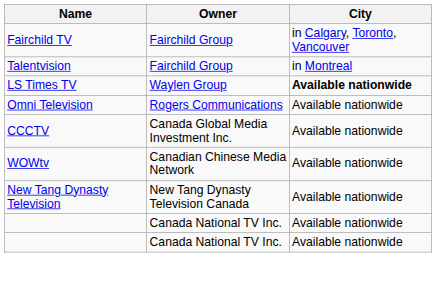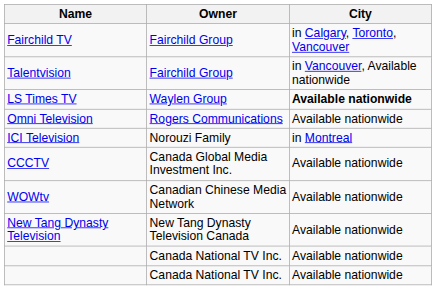(322, 66) in Montreal -> (354, 73) in Vancouver, Available nationwide
+ row: (43, 137)
